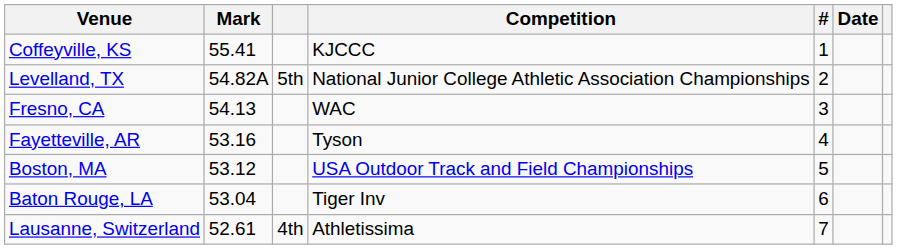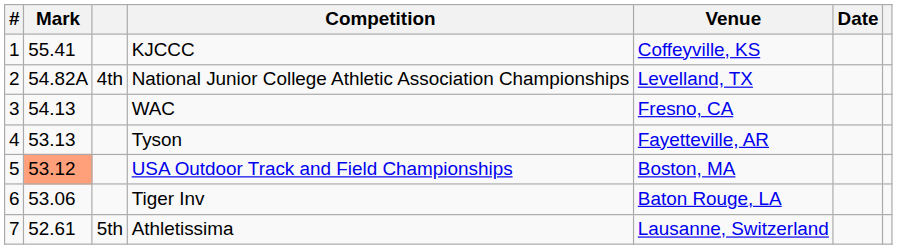columns swapped: (824, 19) <-> (104, 19)
(290, 79) 5th -> (110, 79) 4th
(232, 139) 53.16 -> (52, 139) 53.13
(232, 169) no background -> (52, 169) lightsalmon background
(232, 199) 53.04 -> (52, 199) 53.06
(290, 229) 4th -> (110, 229) 5th
